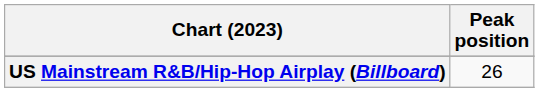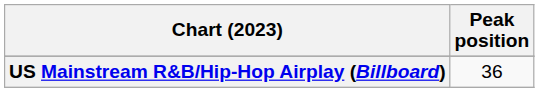(492, 71) 26 -> (492, 71) 36
